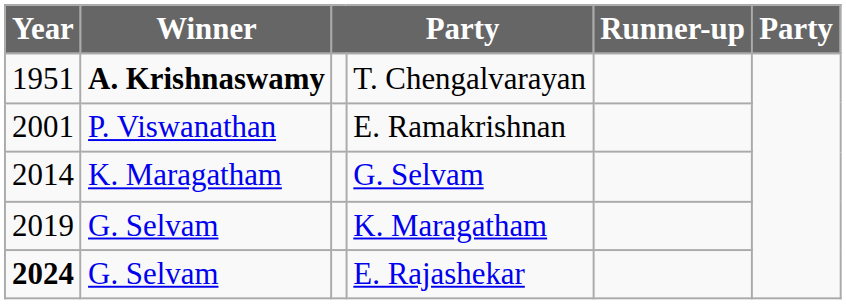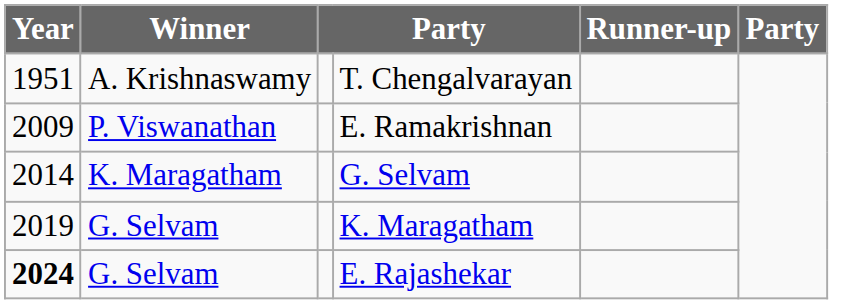(206, 77) bold -> (200, 77) normal
(43, 126) 2001 -> (43, 126) 2009
